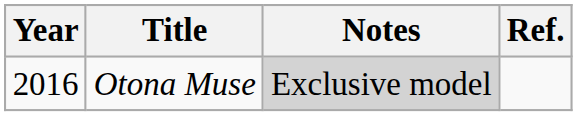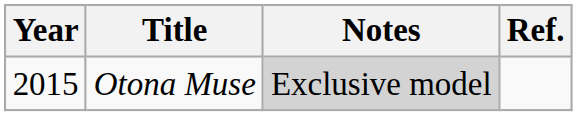(46, 82) 2016 -> (46, 82) 2015
